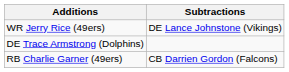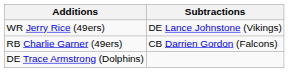rows swapped: (64, 59) <-> (75, 43)
